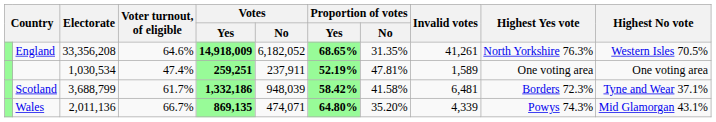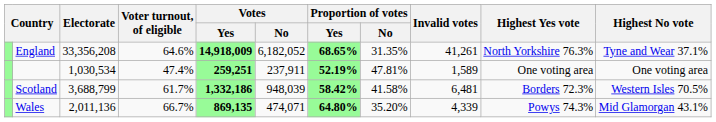(660, 51) Western Isles 70.5% -> (656, 51) Tyne and Wear 37.1%
(656, 88) Tyne and Wear 37.1% -> (660, 88) Western Isles 70.5%
